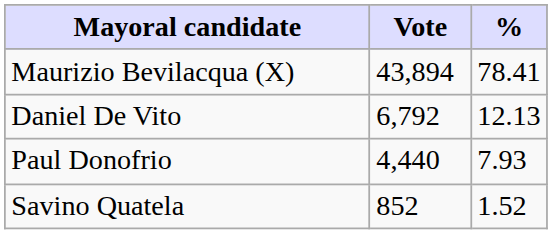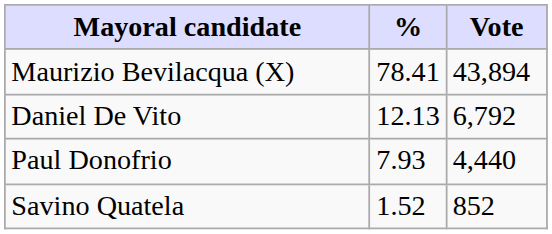columns swapped: (420, 26) <-> (509, 26)
